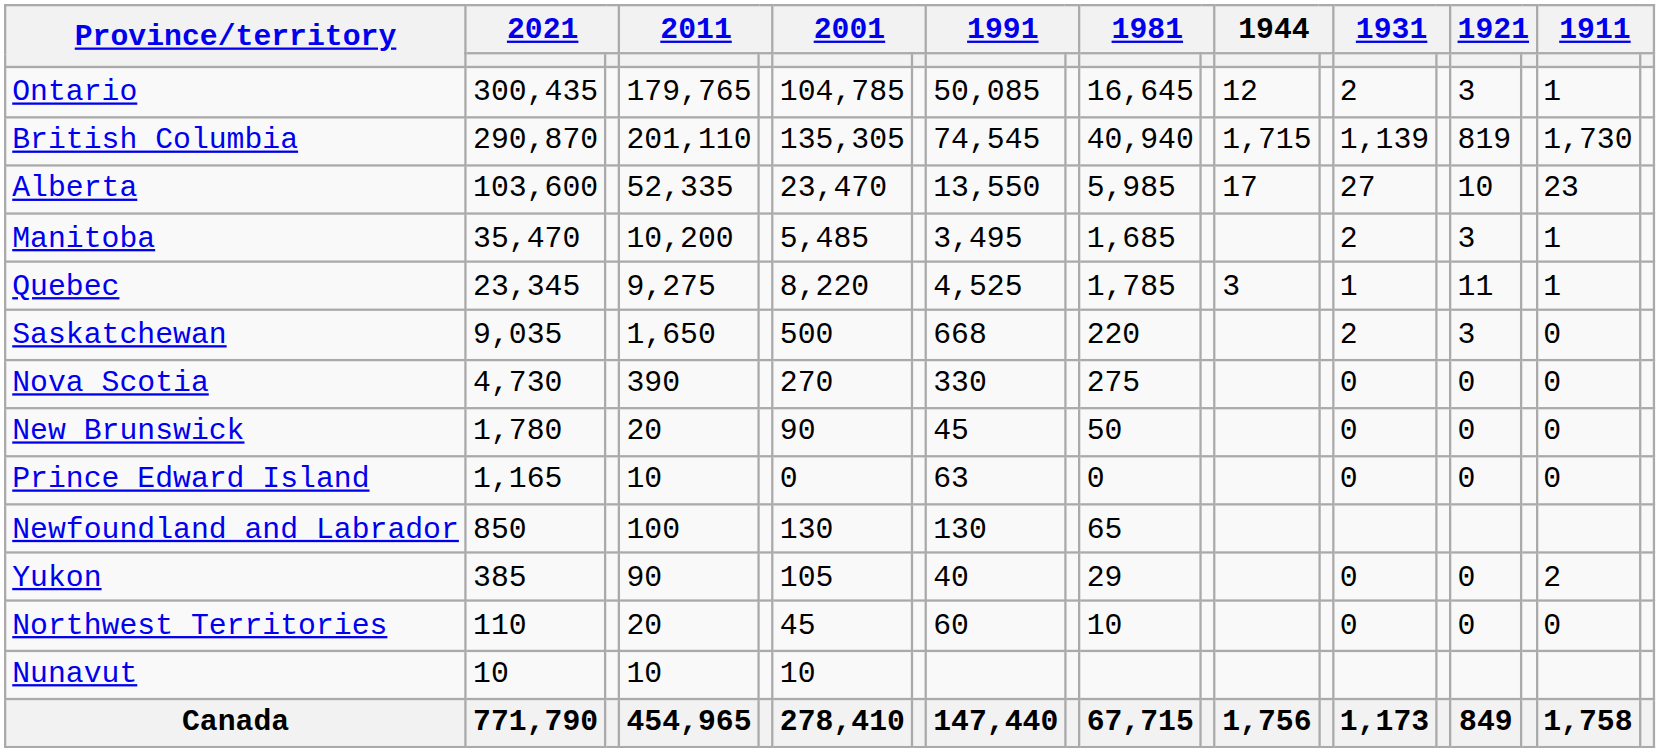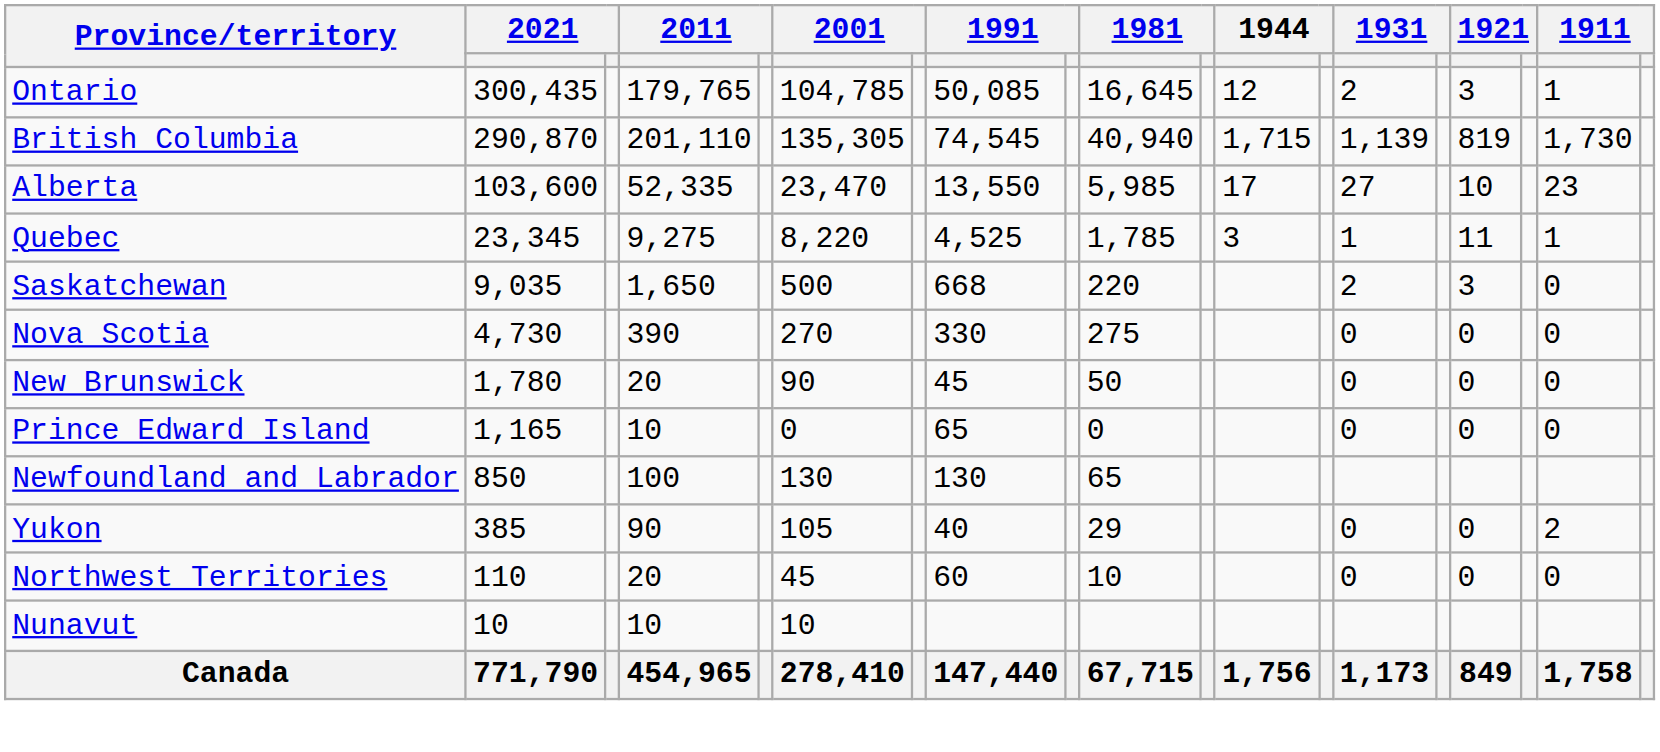- row: (84, 238)
(951, 480) 63 -> (951, 432) 65
